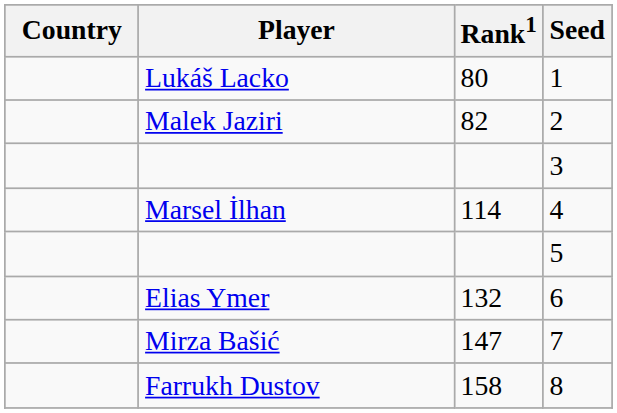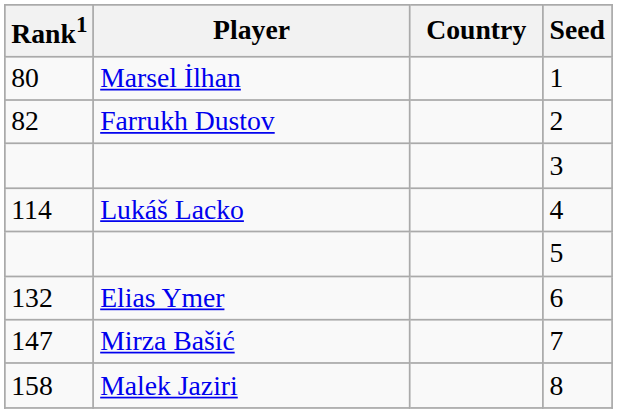columns swapped: (72, 30) <-> (499, 30)
(217, 77) Lukáš Lacko -> (171, 77) Marsel İlhan
(214, 121) Malek Jaziri -> (187, 121) Farrukh Dustov
(215, 209) Marsel İlhan -> (172, 209) Lukáš Lacko
(232, 385) Farrukh Dustov -> (169, 385) Malek Jaziri
